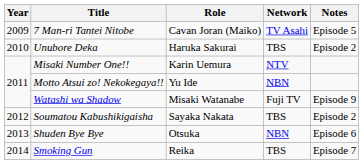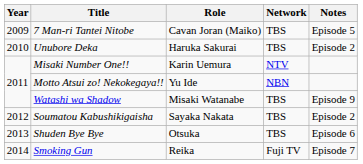(287, 30) TV Asahi -> (276, 30) TBS
(283, 99) Fuji TV -> (276, 99) TBS
(278, 133) NBN -> (276, 133) TBS
(276, 151) TBS -> (283, 151) Fuji TV
